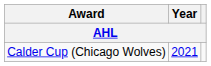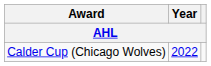(185, 52) 2021 -> (185, 52) 2022
